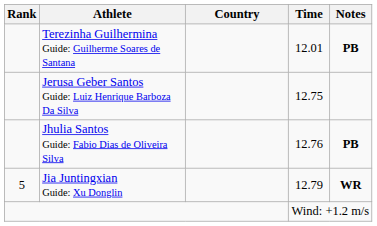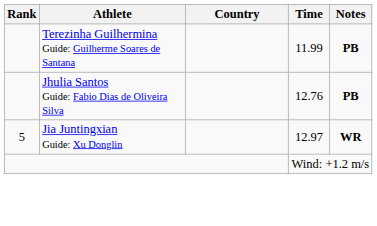(309, 48) 12.01 -> (309, 48) 11.99
- row: (106, 96)
(309, 184) 12.79 -> (309, 136) 12.97
